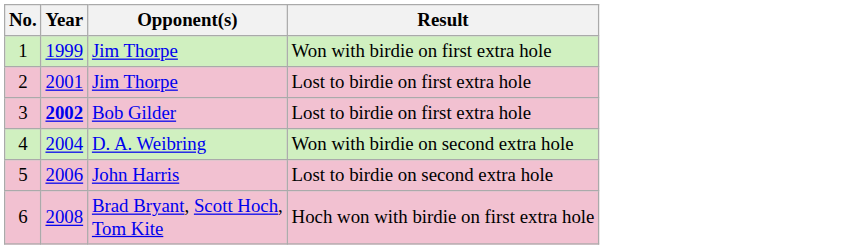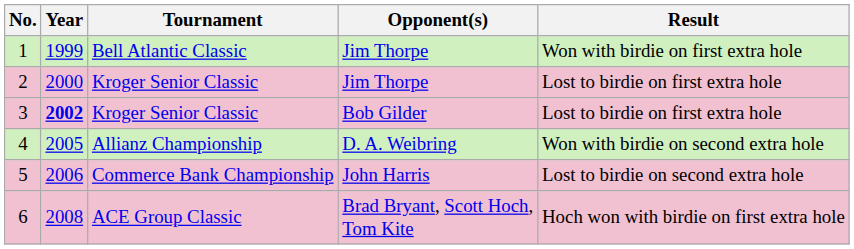+ column: (213, 20)
(64, 82) 2001 -> (64, 82) 2000
(64, 144) 2004 -> (64, 144) 2005
